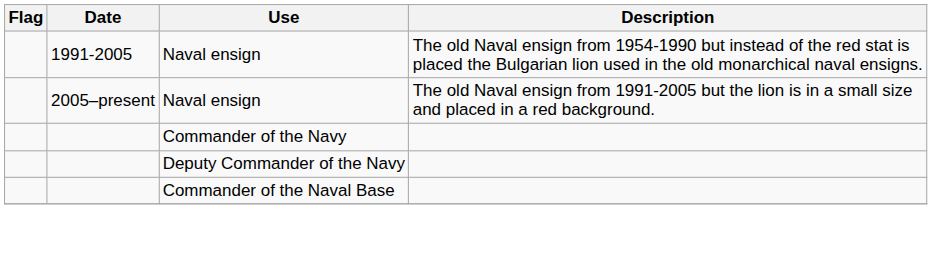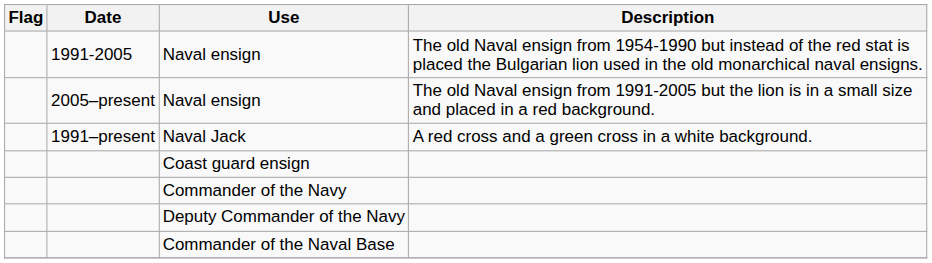+ row: (103, 136)
+ row: (103, 164)
